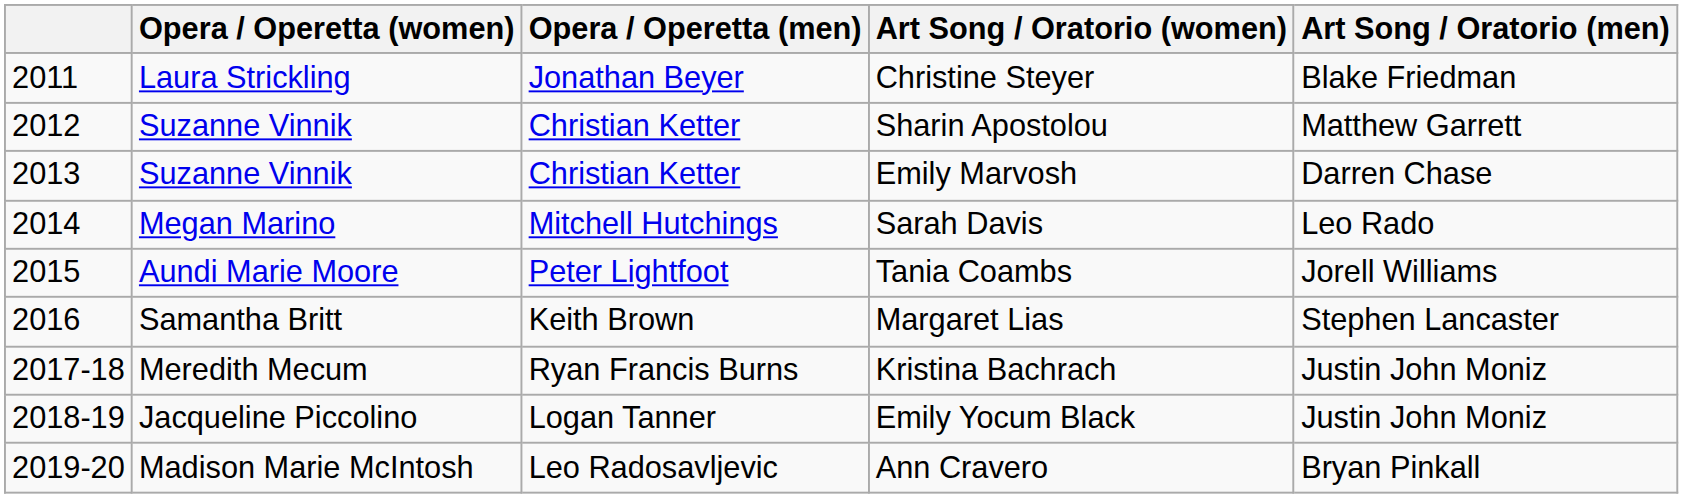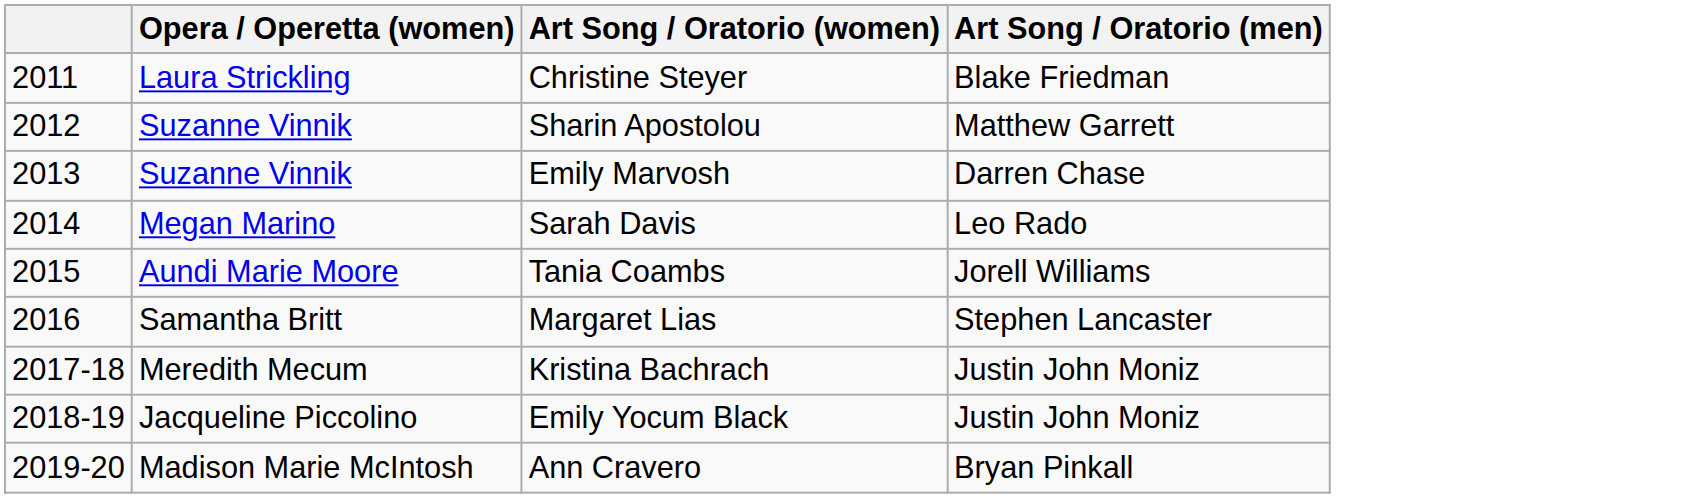- column: (695, 28)
